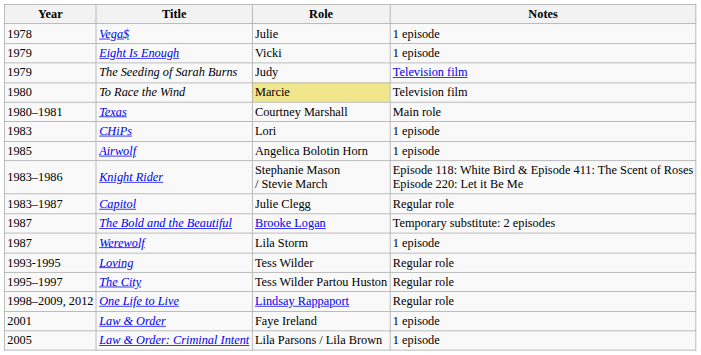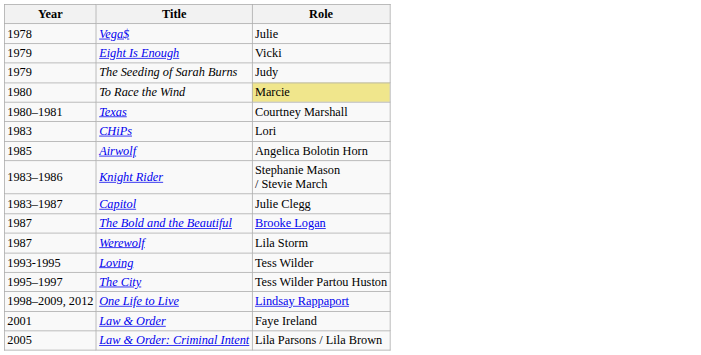- column: (543, 14)
